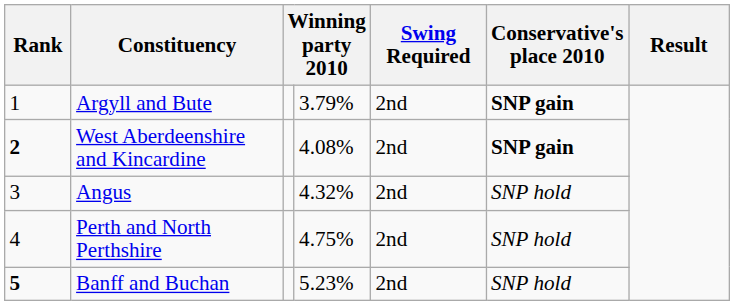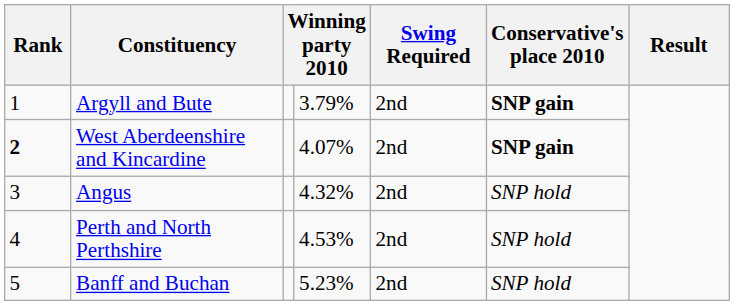(326, 147) 4.08% -> (326, 147) 4.07%
(326, 238) 4.75% -> (326, 238) 4.53%
(15, 283) bold -> (15, 283) normal
